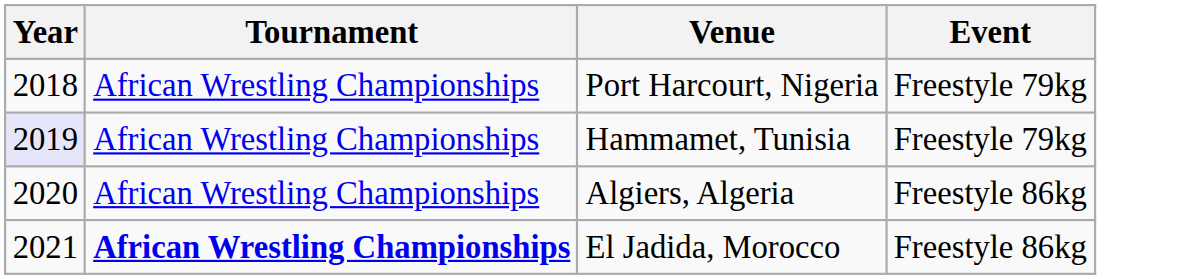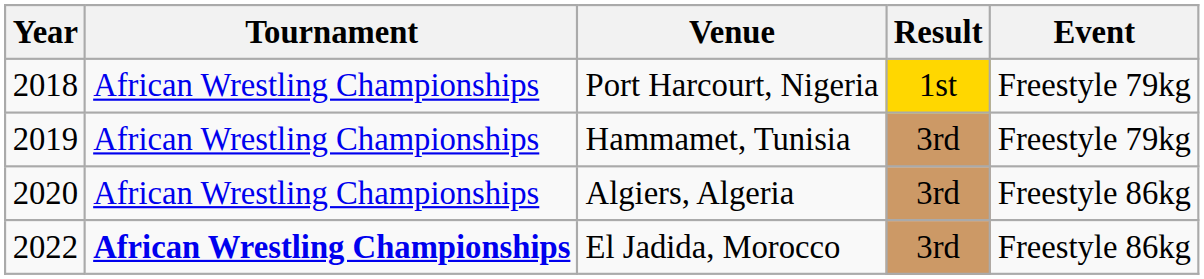+ column: (938, 31)
(45, 139) lavender background -> (45, 139) no background
(45, 247) 2021 -> (45, 247) 2022
